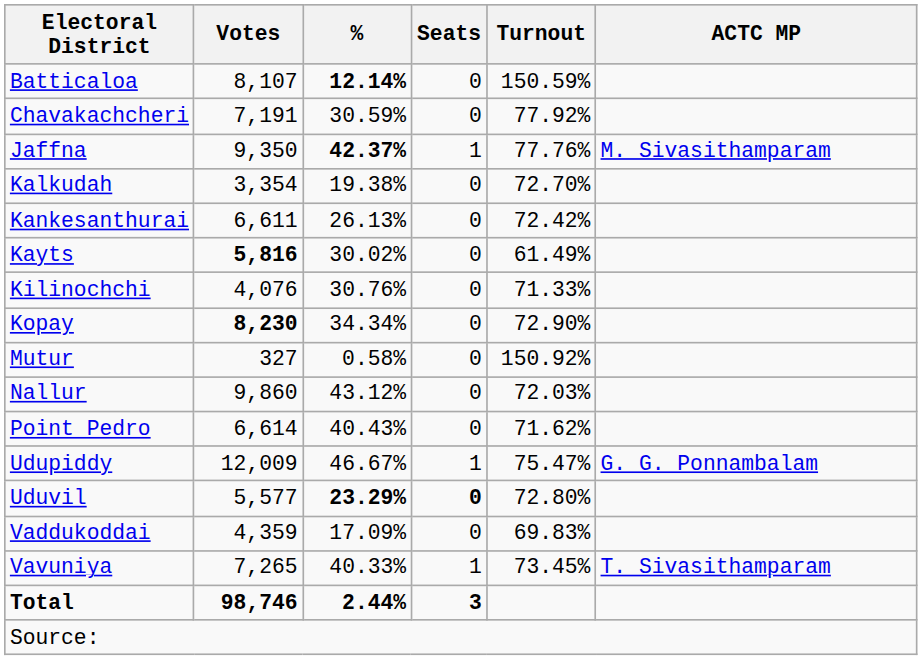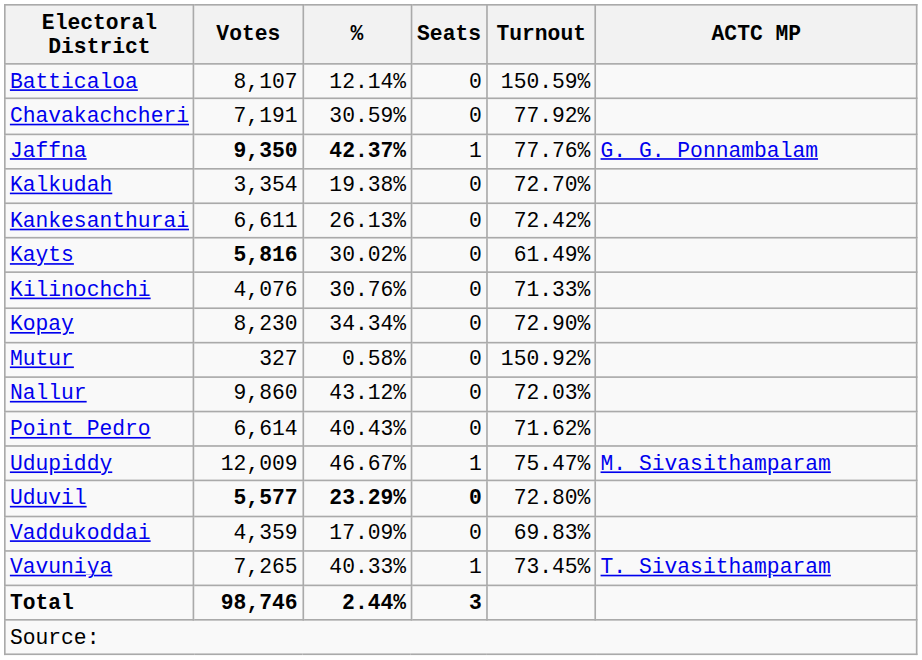(368, 82) bold -> (368, 82) normal
(266, 151) normal -> (266, 151) bold
(716, 151) M. Sivasithamparam -> (709, 151) G. G. Ponnambalam
(266, 325) bold -> (266, 325) normal
(709, 464) G. G. Ponnambalam -> (716, 464) M. Sivasithamparam
(266, 499) normal -> (266, 499) bold
